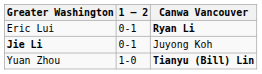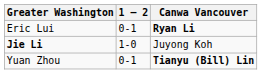(127, 45) 0-1 -> (127, 45) 1-0
(127, 61) 1-0 -> (127, 61) 0-1
